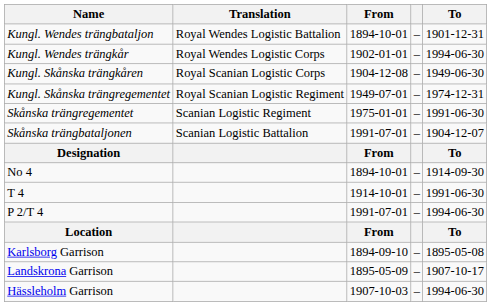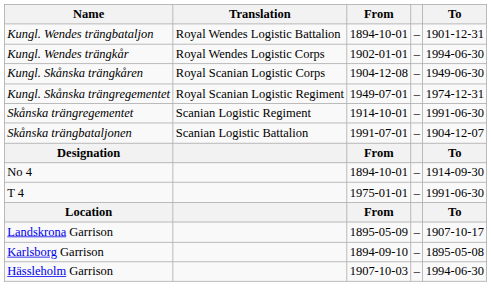(379, 113) 1975-01-01 -> (379, 113) 1914-10-01
(379, 192) 1914-10-01 -> (379, 192) 1975-01-01
- row: (25, 212)
rows swapped: (56, 251) <-> (60, 271)
